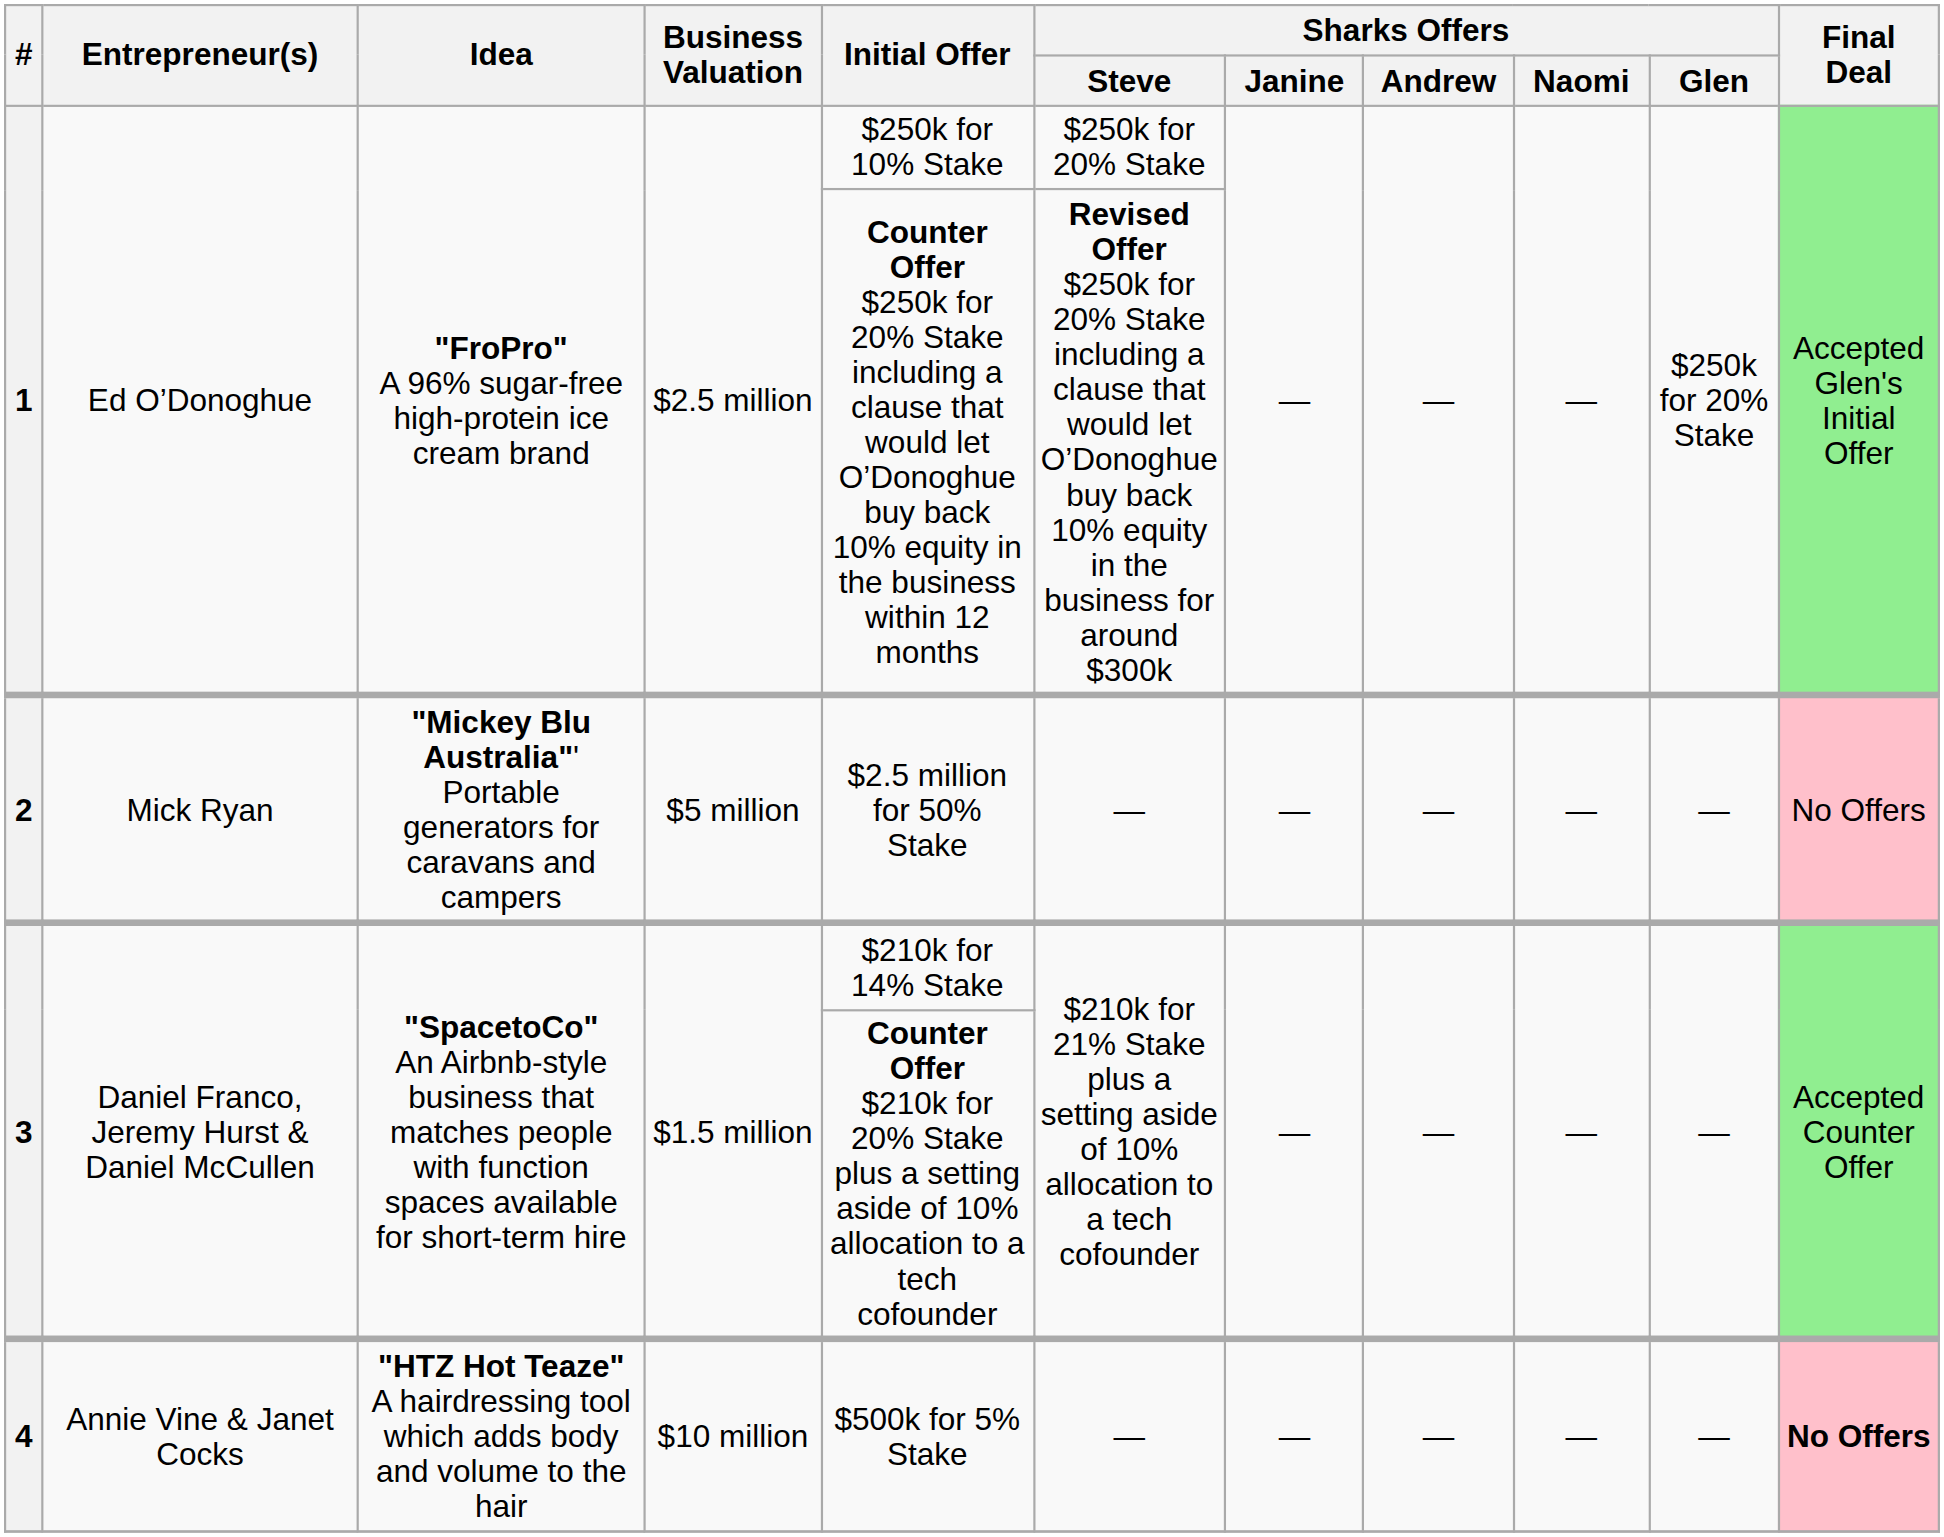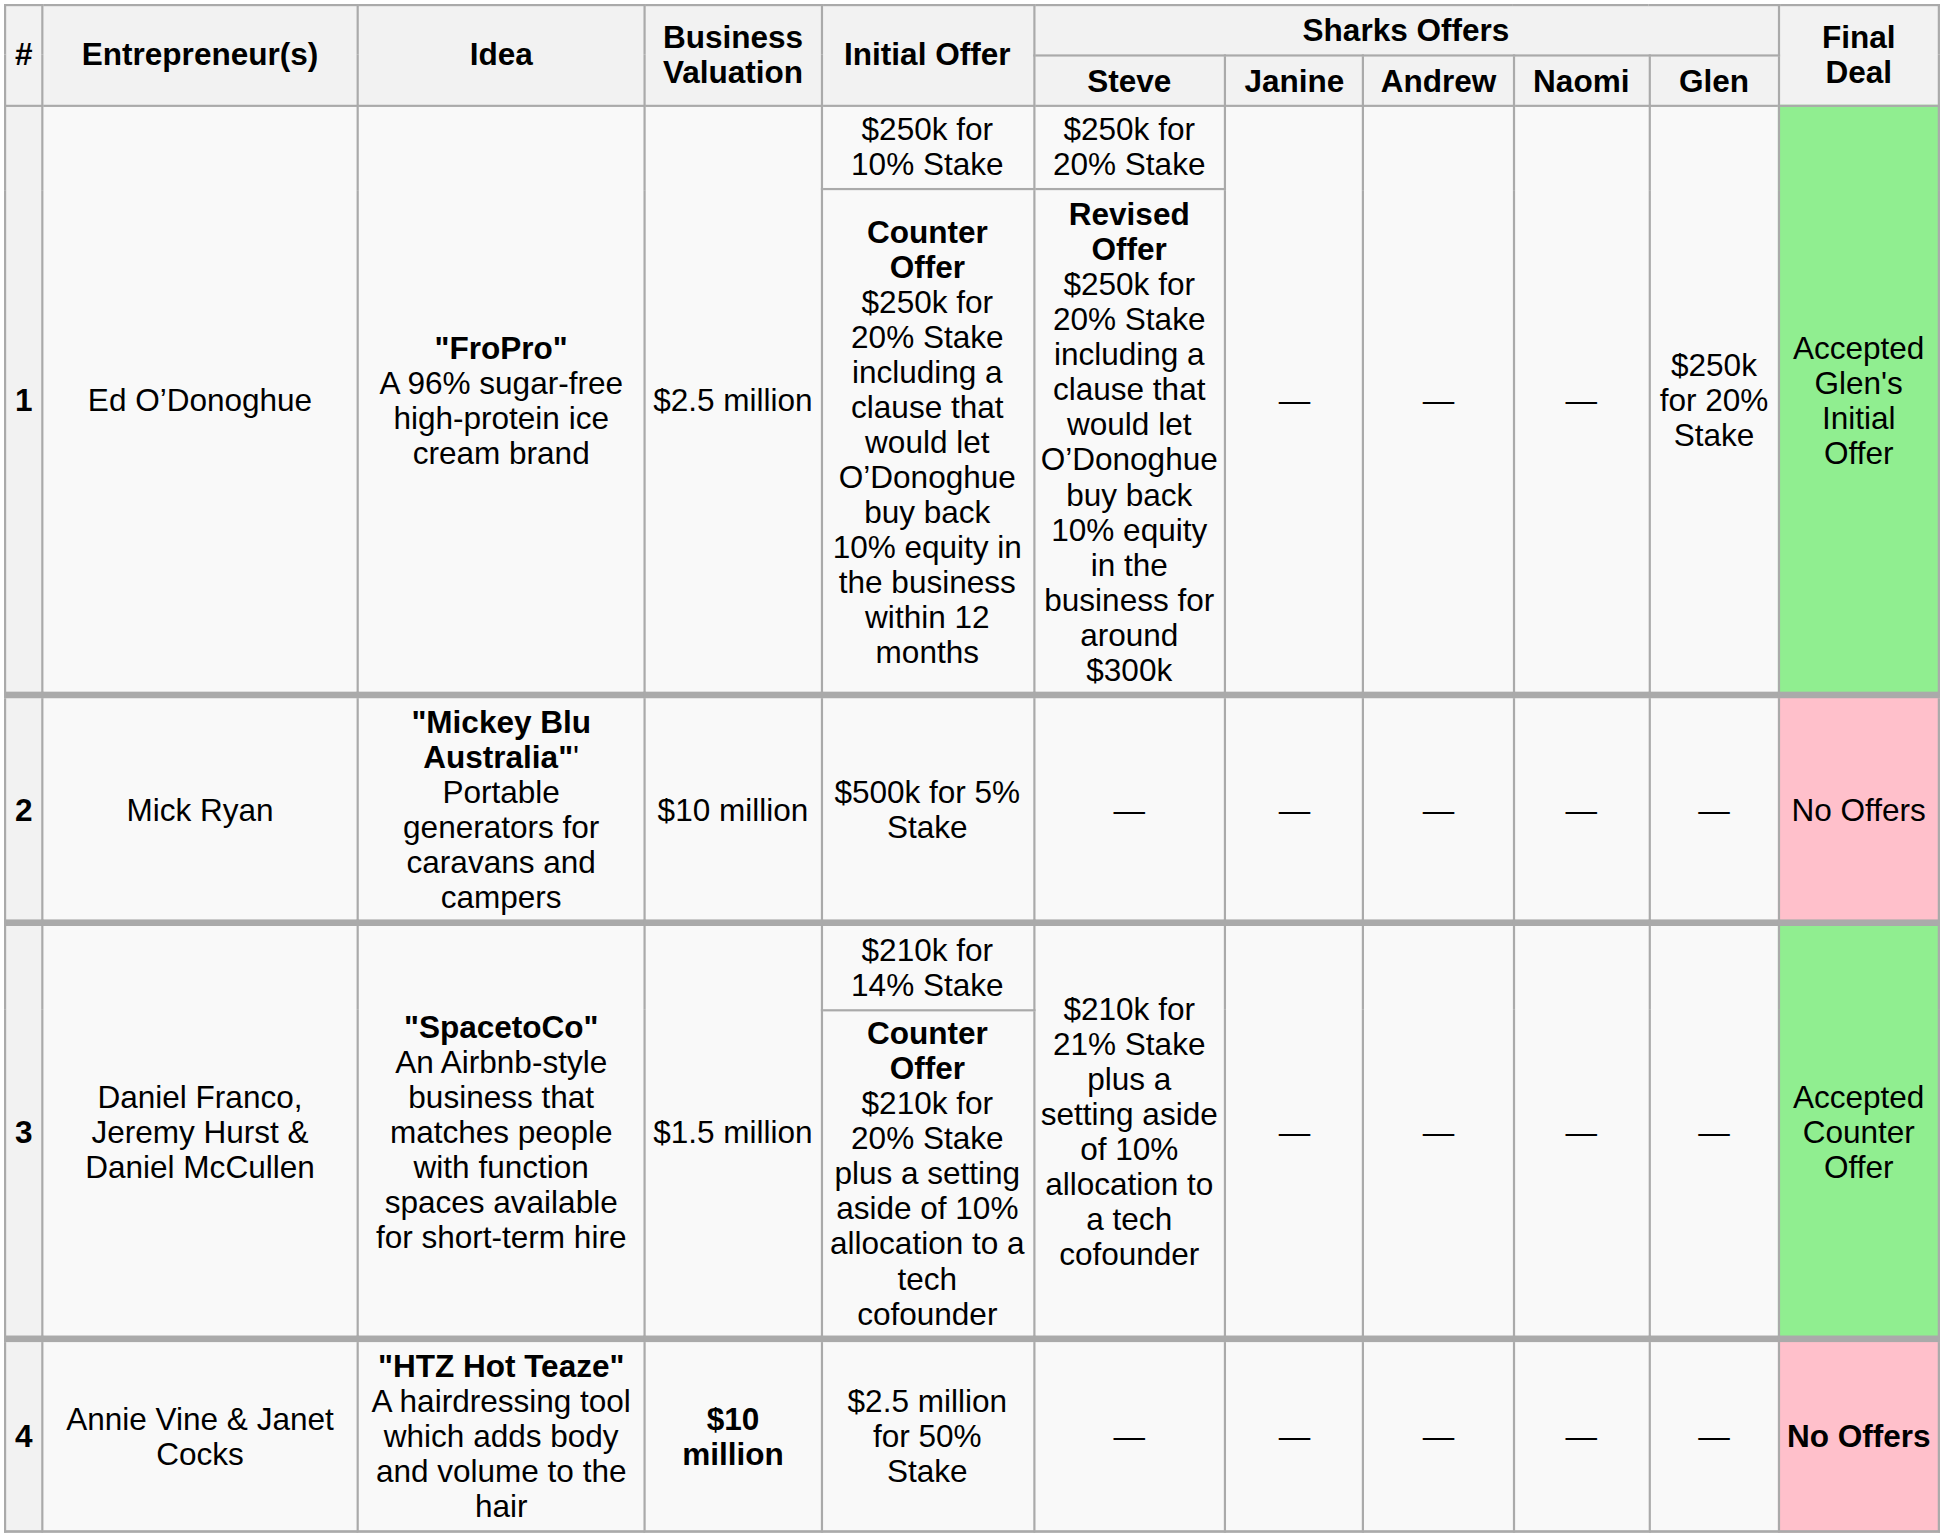(733, 810) $5 million -> (733, 810) $10 million
(927, 810) $2.5 million for 50% Stake -> (927, 810) $500k for 5% Stake
(733, 1437) normal -> (733, 1437) bold
(927, 1437) $500k for 5% Stake -> (927, 1437) $2.5 million for 50% Stake
